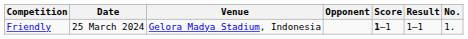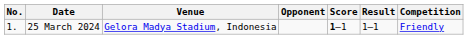columns swapped: (452, 12) <-> (37, 12)
